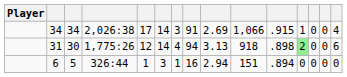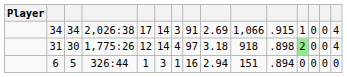(192, 47) 94 -> (192, 47) 97
(216, 47) 3.13 -> (216, 47) 3.18
(336, 47) 6 -> (336, 47) 4
